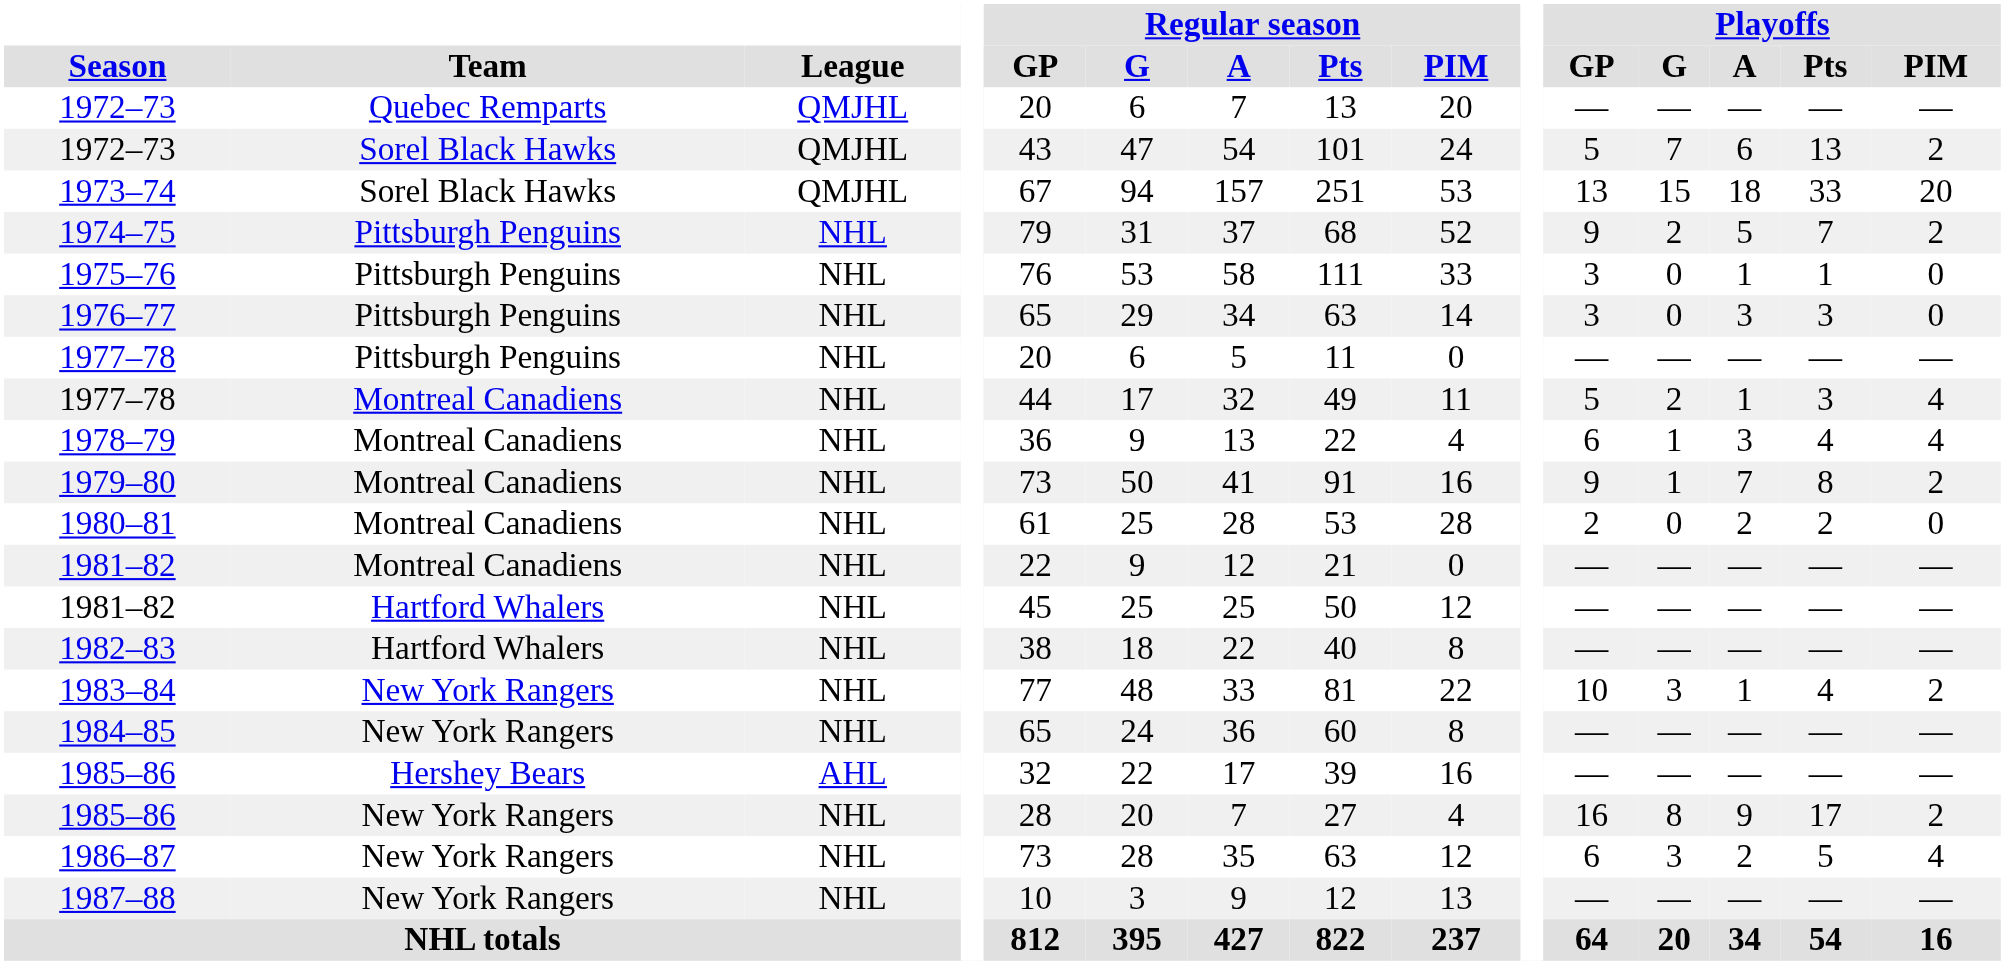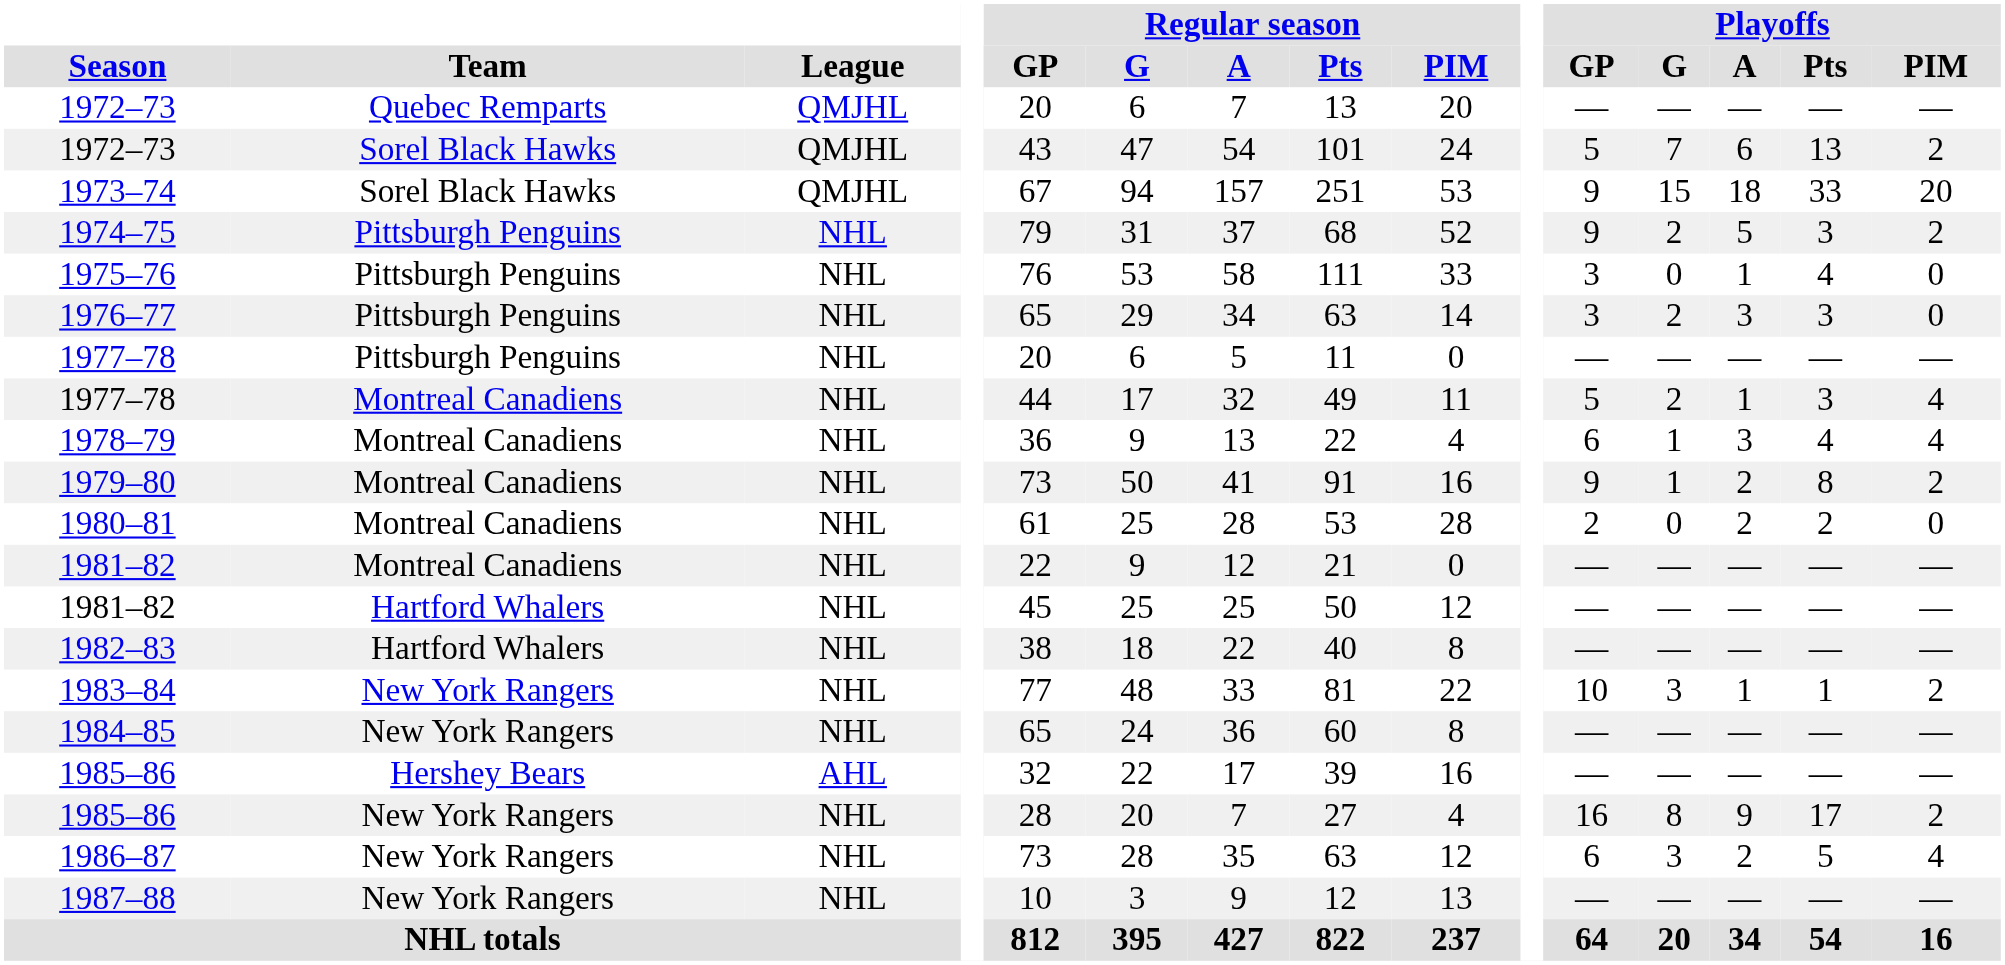(1592, 190) 13 -> (1592, 190) 9
(1825, 232) 7 -> (1825, 232) 3
(1825, 273) 1 -> (1825, 273) 4
(1674, 315) 0 -> (1674, 315) 2
(1745, 481) 7 -> (1745, 481) 2
(1825, 689) 4 -> (1825, 689) 1
